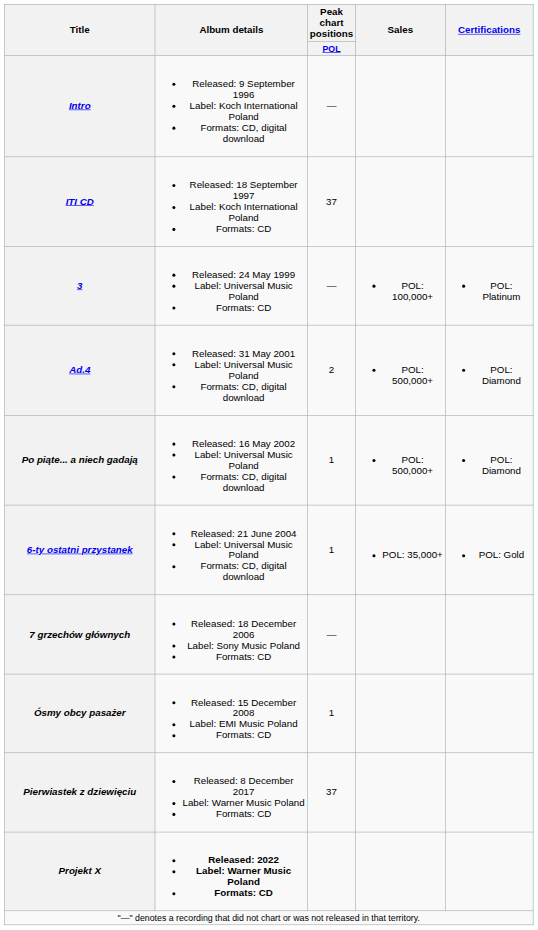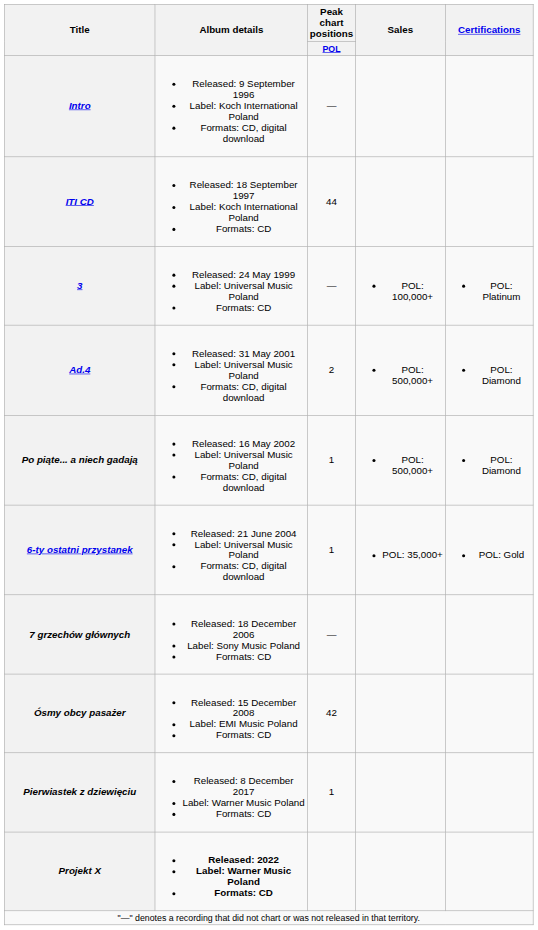(332, 201) 37 -> (332, 201) 44
(332, 713) 1 -> (332, 713) 42
(332, 792) 37 -> (332, 792) 1
